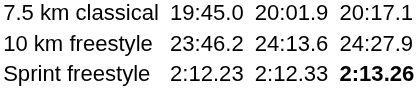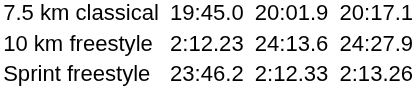(207, 43) 23:46.2 -> (207, 43) 2:12.23
(207, 74) 2:12.23 -> (207, 74) 23:46.2
(377, 74) bold -> (376, 74) normal
